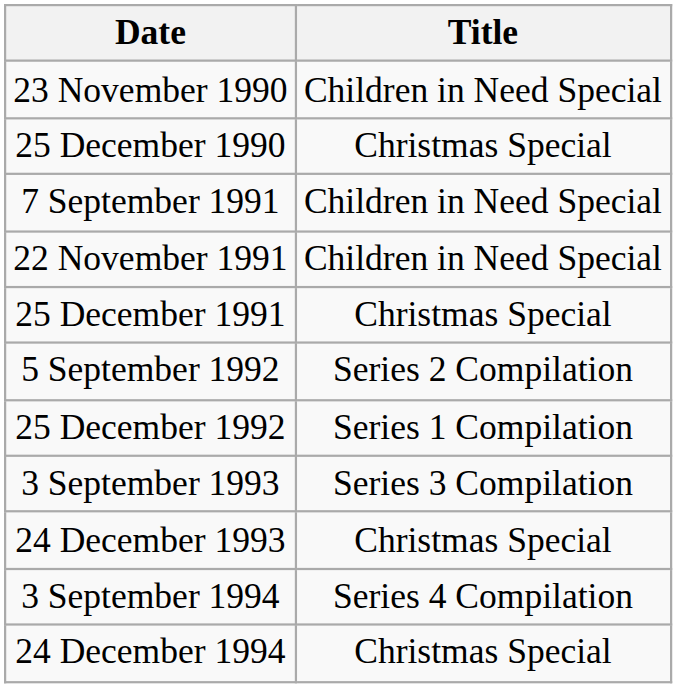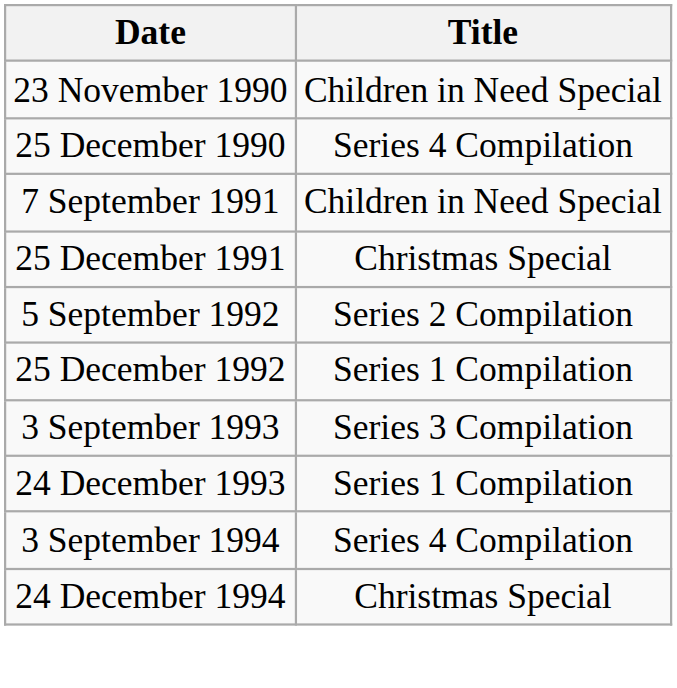(483, 145) Christmas Special -> (483, 145) Series 4 Compilation
- row: (150, 257)
(483, 539) Christmas Special -> (483, 483) Series 1 Compilation
